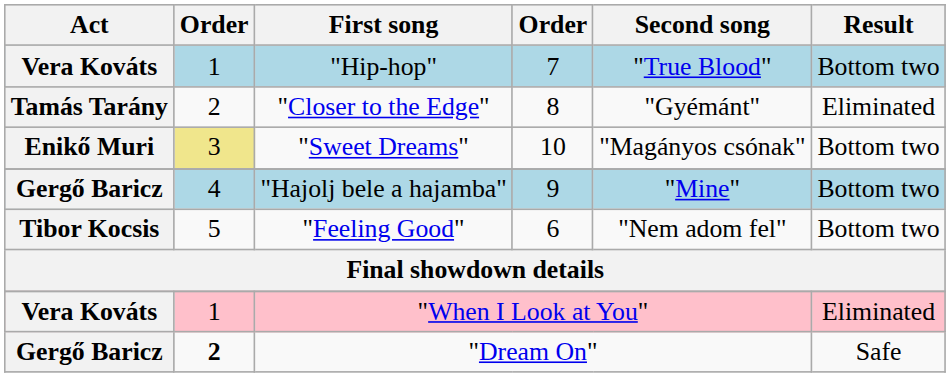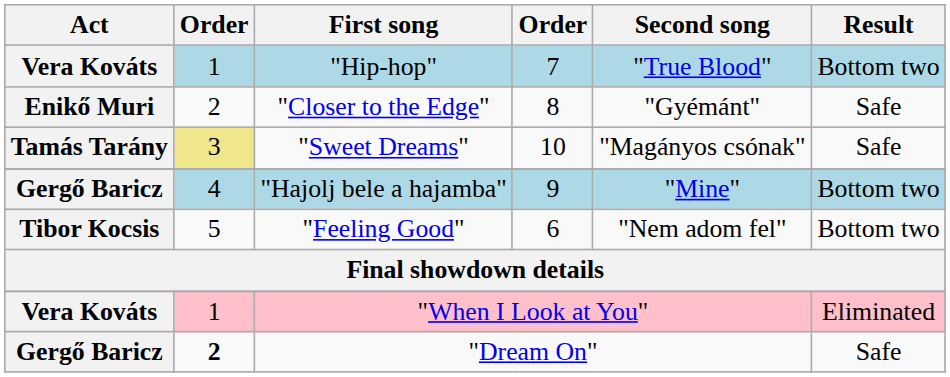(89, 106) Tamás Tarány -> (89, 106) Enikő Muri
(879, 106) Eliminated -> (879, 106) Safe
(89, 147) Enikő Muri -> (89, 147) Tamás Tarány
(879, 147) Bottom two -> (879, 147) Safe
